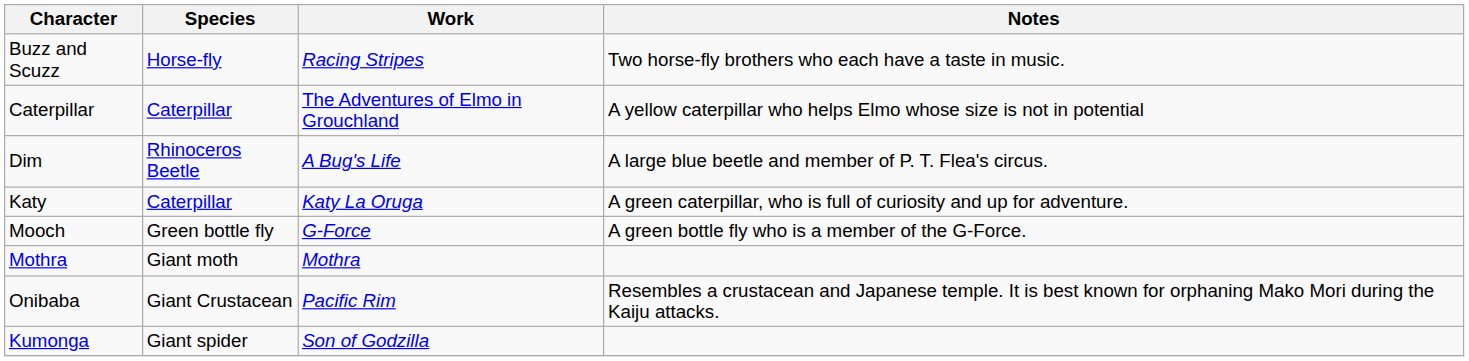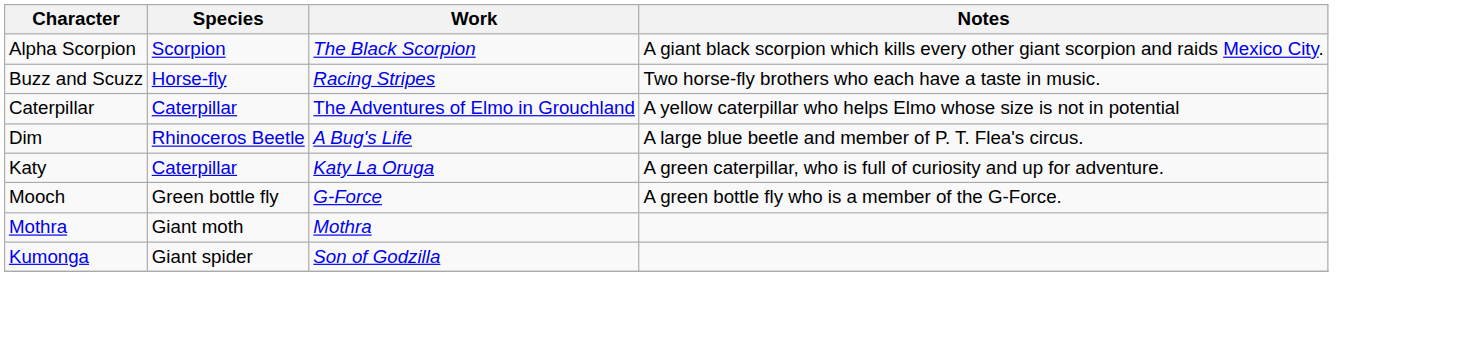+ row: (72, 49)
- row: (44, 300)
